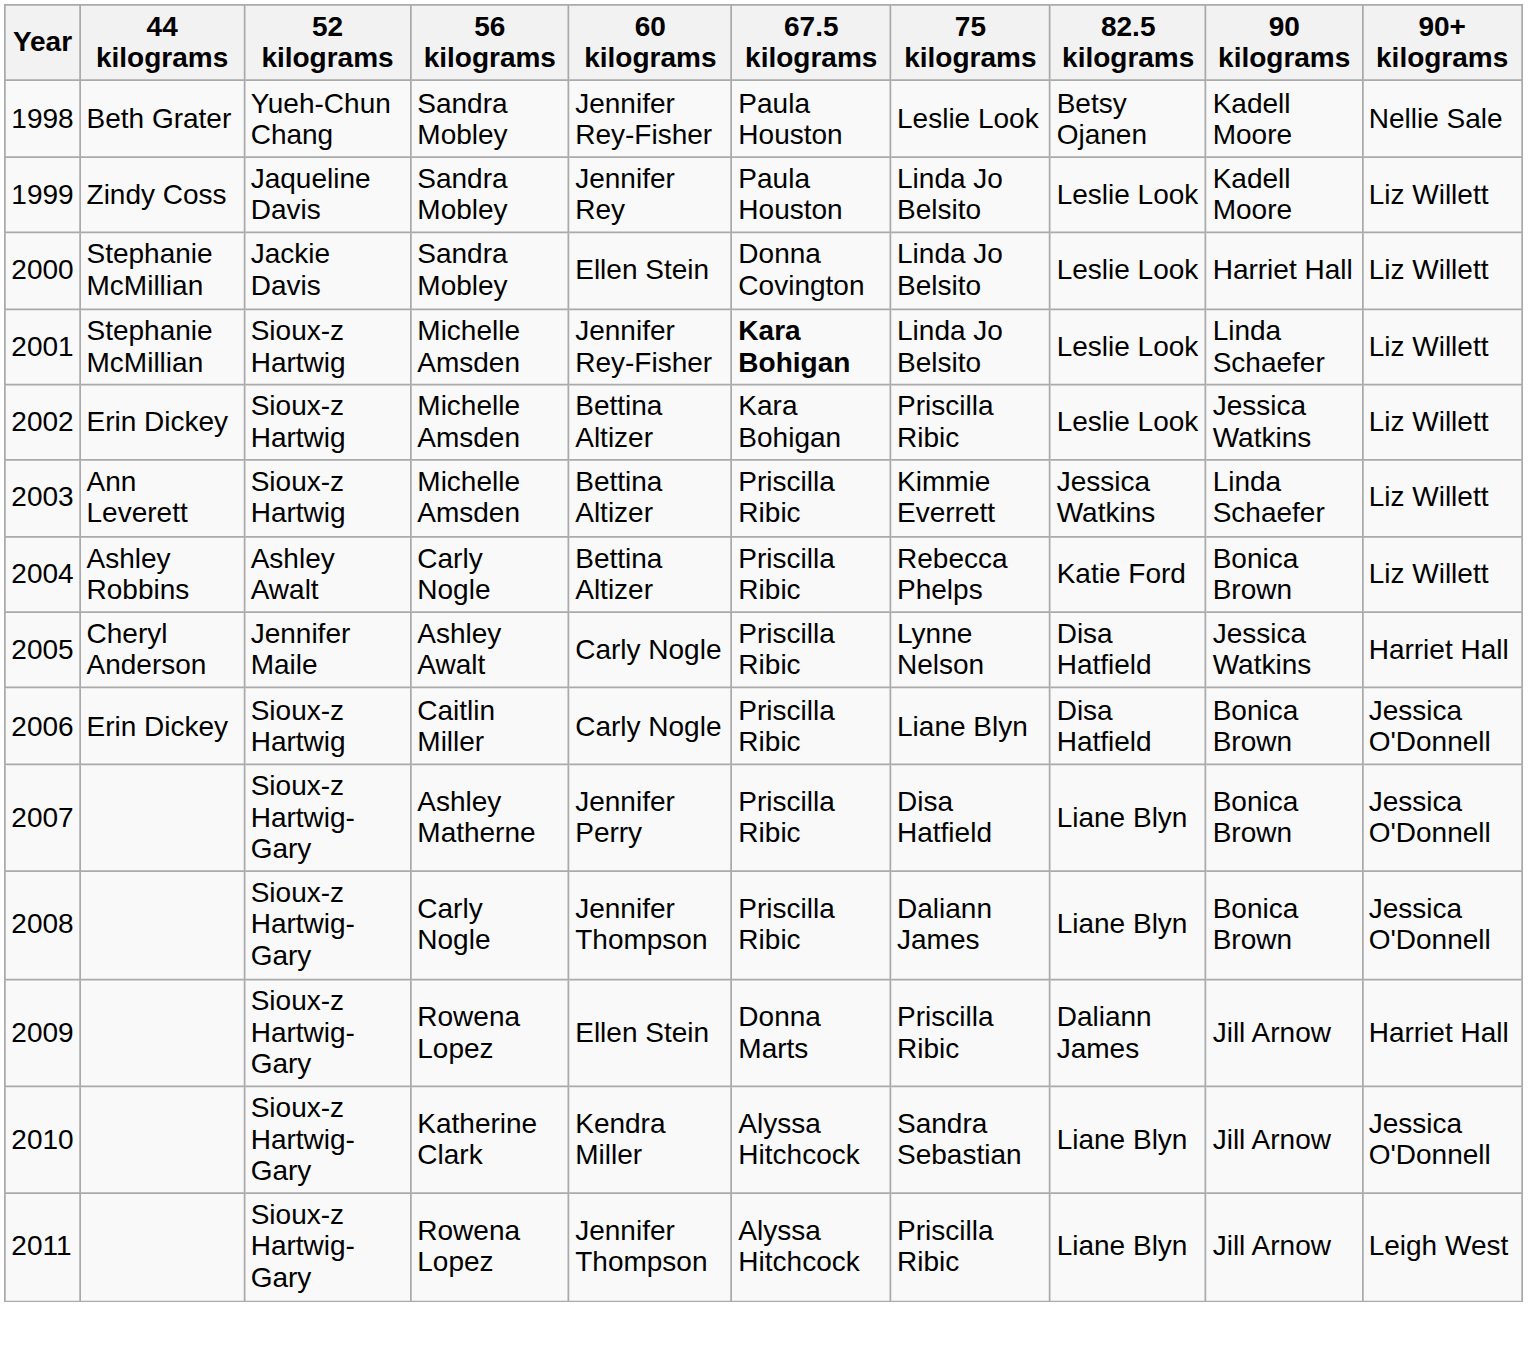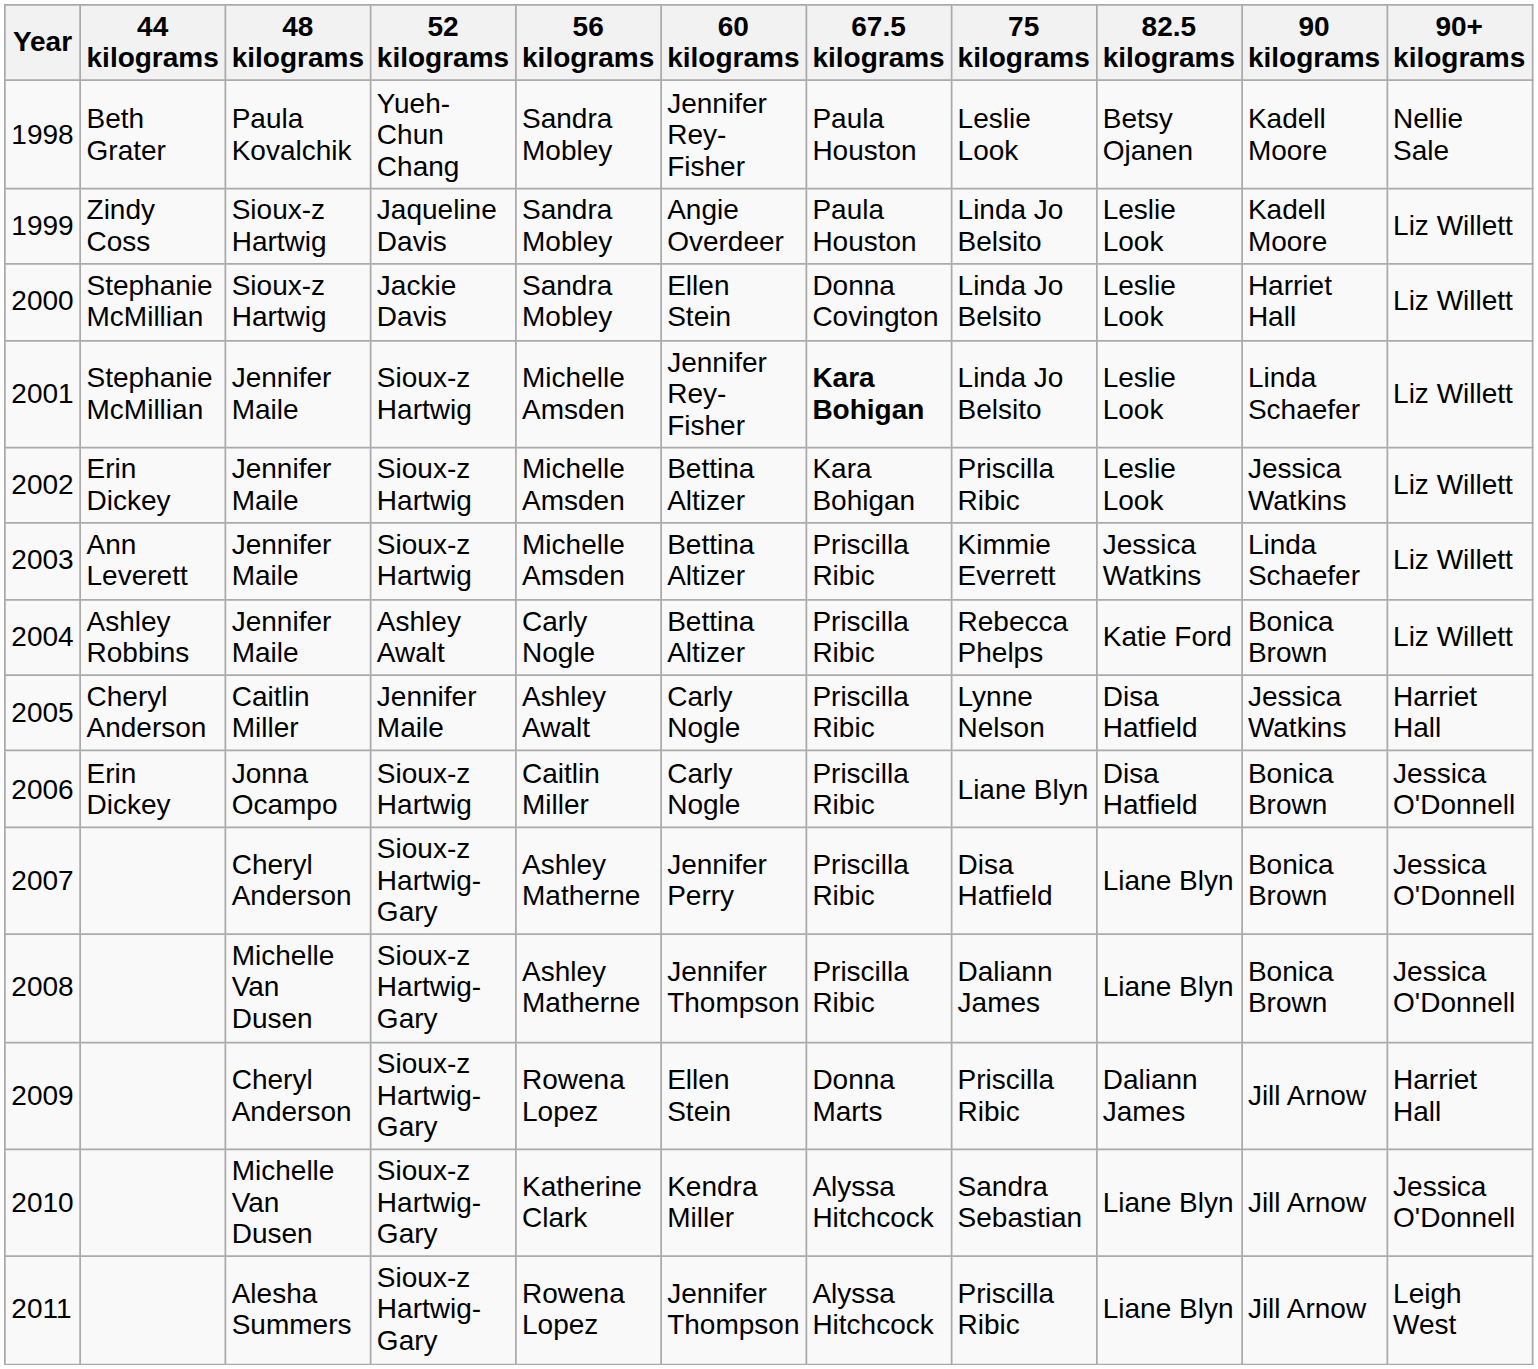+ column: (298, 42)
(625, 194) Jennifer Rey -> (726, 225) Angie Overdeer
(454, 924) Carly Nogle -> (581, 987) Ashley Matherne
